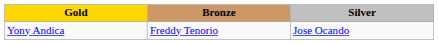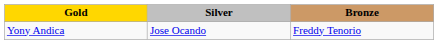columns swapped: (362, 13) <-> (219, 13)
